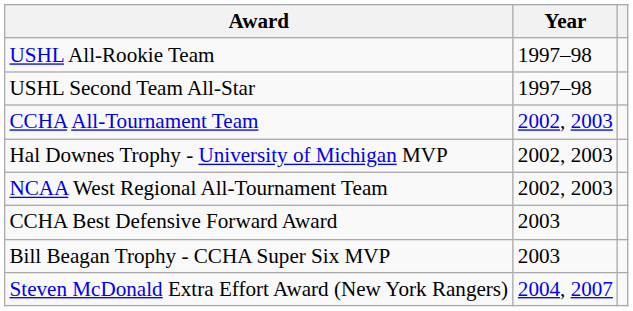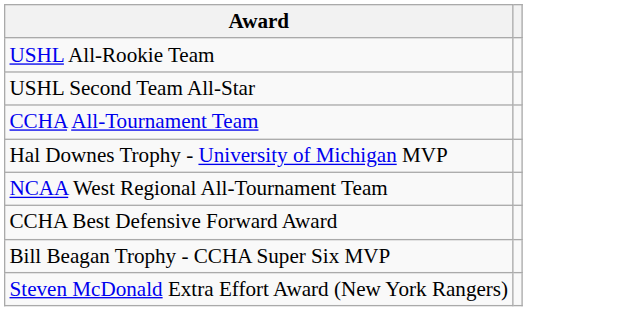- column: (565, 21)
